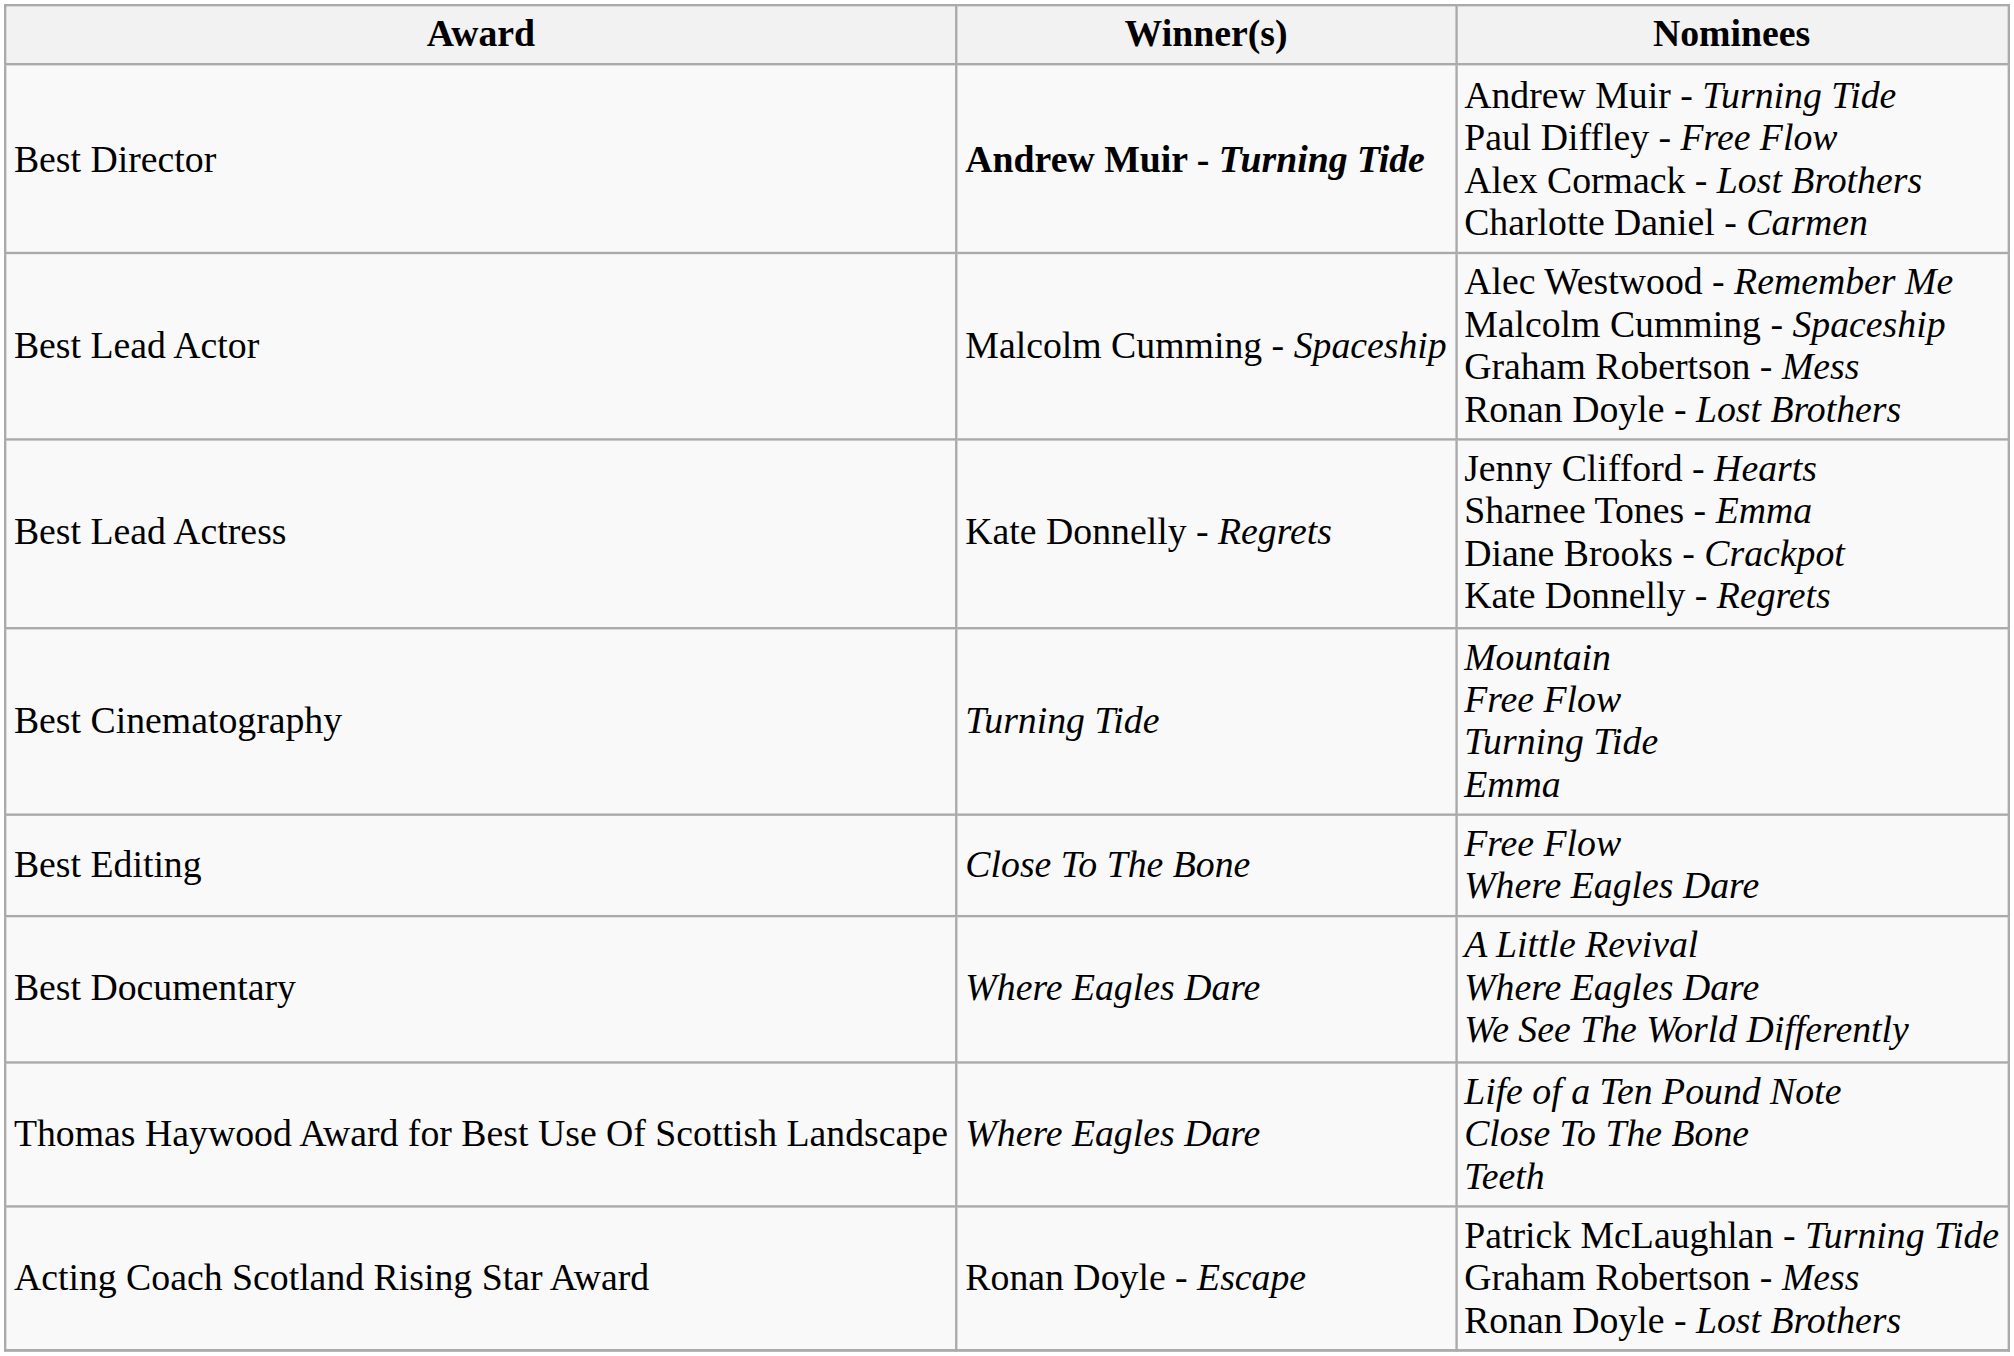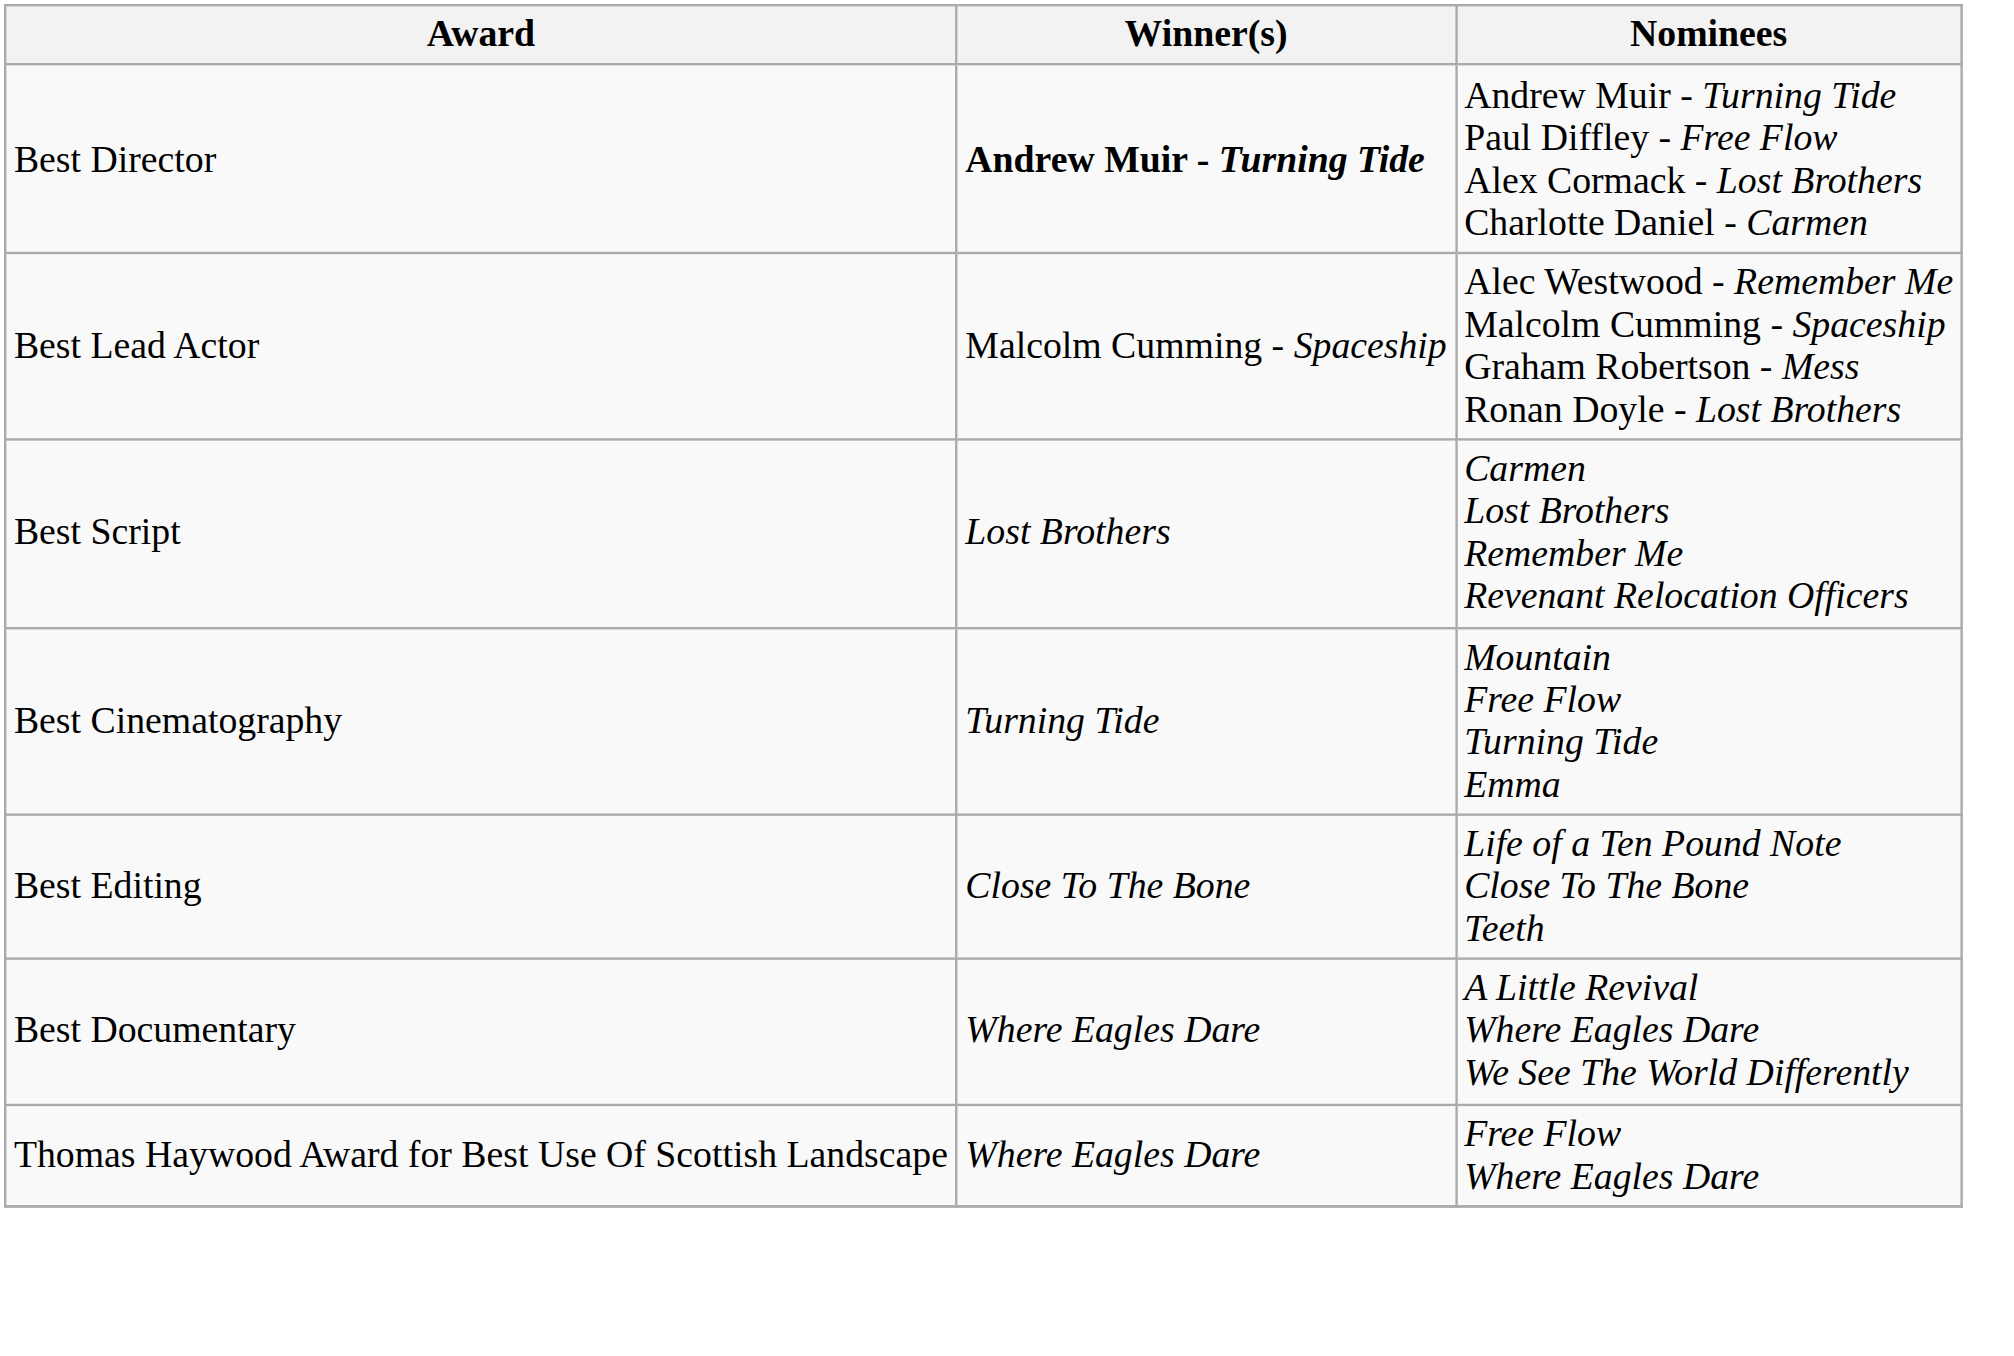- row: (150, 532)
+ row: (97, 532)
(1612, 864) Free Flow Where Eagles Dare -> (1653, 886) Life of a Ten Pound Note Close To The Bone Teeth
(1653, 1133) Life of a Ten Pound Note Close To The Bone Teeth -> (1612, 1154) Free Flow Where Eagles Dare
- row: (332, 1278)
